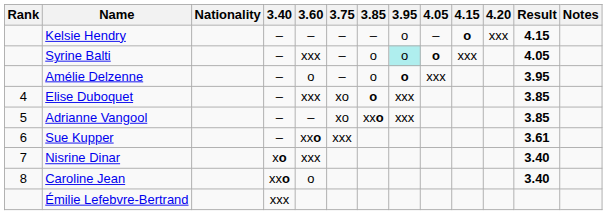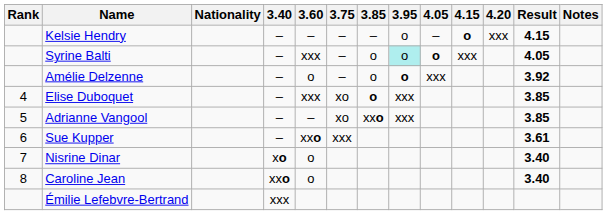(537, 77) 3.95 -> (537, 77) 3.92
(311, 158) xxx -> (311, 158) o
